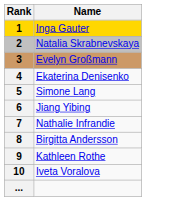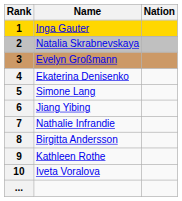+ column: (159, 12)
